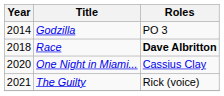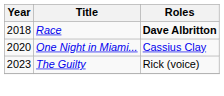- row: (56, 30)
(19, 82) 2021 -> (19, 64) 2023
